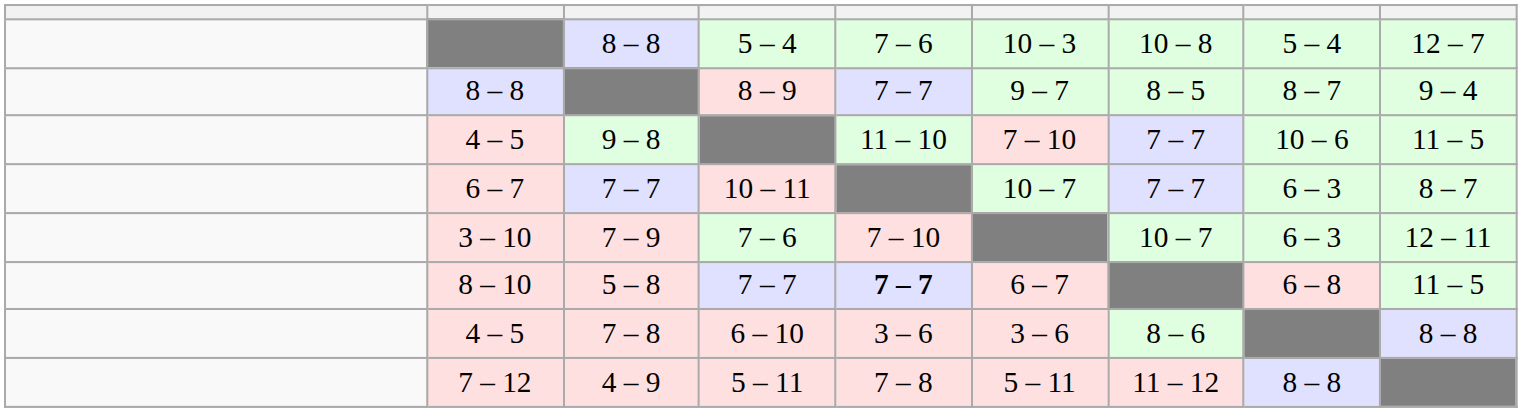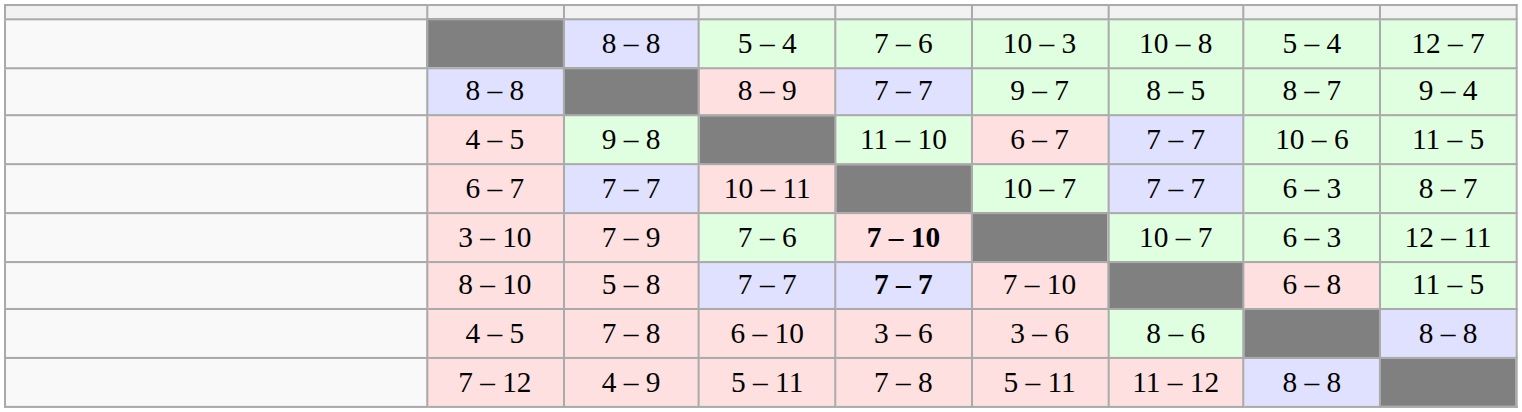(1040, 139) 7 – 10 -> (1040, 139) 6 – 7
(903, 236) normal -> (903, 236) bold
(1040, 285) 6 – 7 -> (1040, 285) 7 – 10
